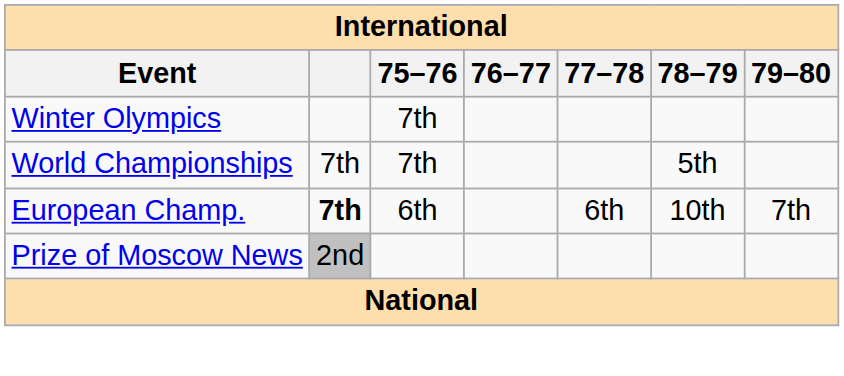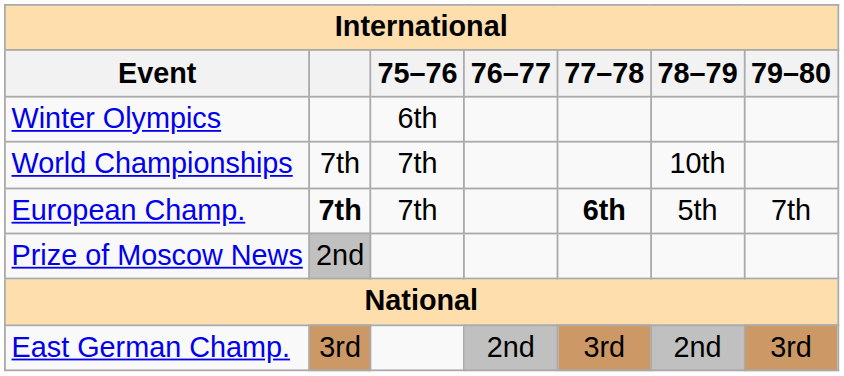(417, 118) 7th -> (417, 118) 6th
(698, 164) 5th -> (698, 164) 10th
(417, 210) 6th -> (417, 210) 7th
(604, 210) normal -> (604, 210) bold
(698, 210) 10th -> (698, 210) 5th
+ row: (151, 347)
